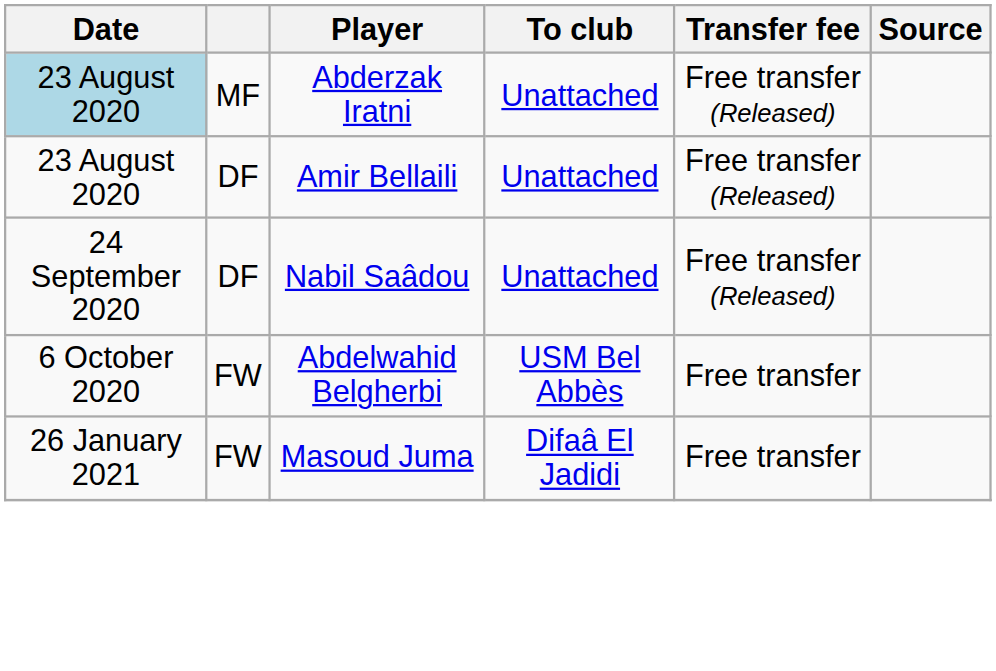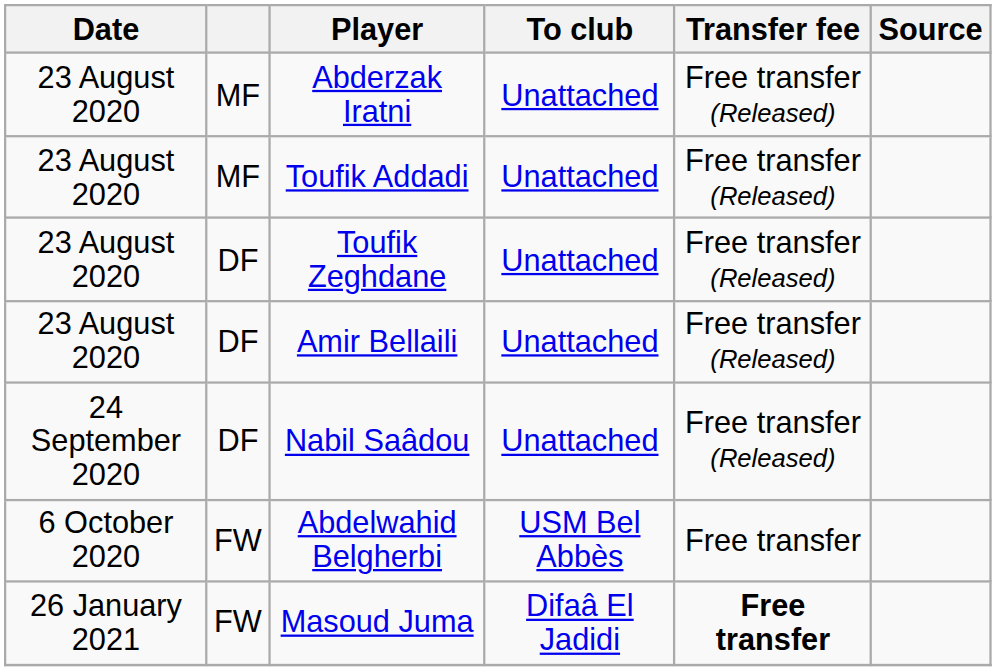(106, 94) lightblue background -> (106, 94) no background
+ row: (377, 177)
+ row: (377, 259)
(773, 458) normal -> (773, 622) bold
